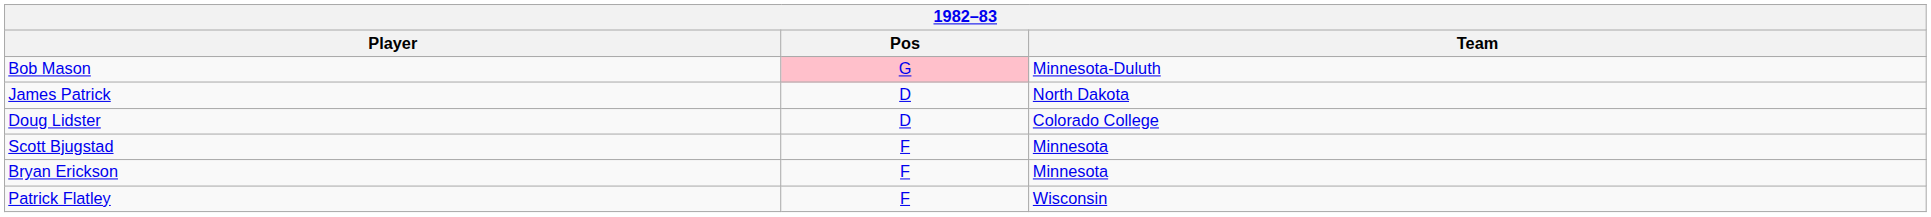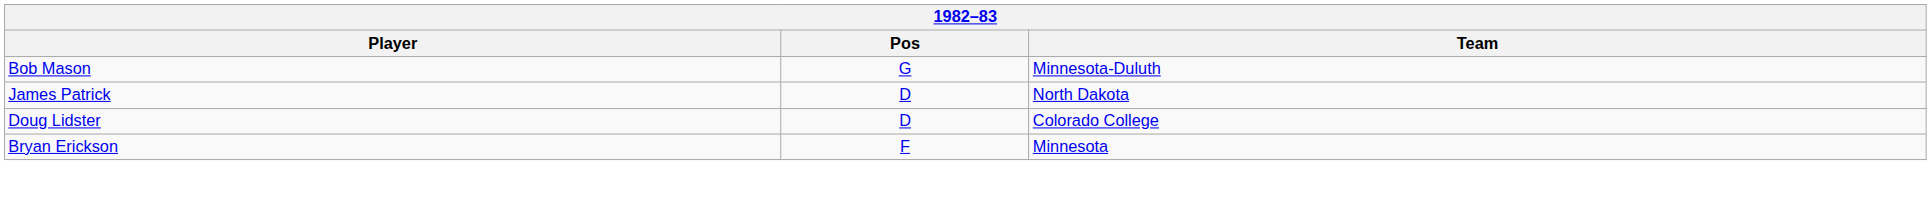(905, 69) pink background -> (905, 69) no background
- row: (61, 146)
- row: (60, 198)
